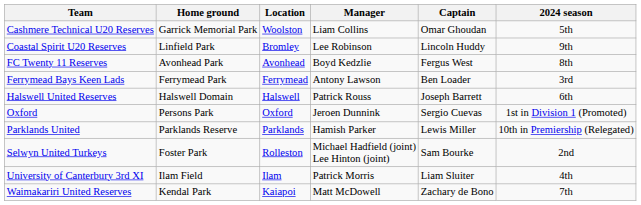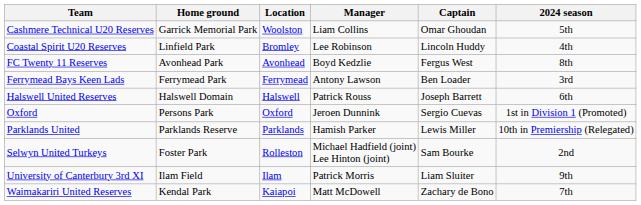(566, 46) 9th -> (566, 46) 4th
(566, 175) 4th -> (566, 175) 9th
